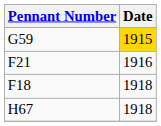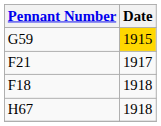(138, 62) 1916 -> (138, 62) 1917
